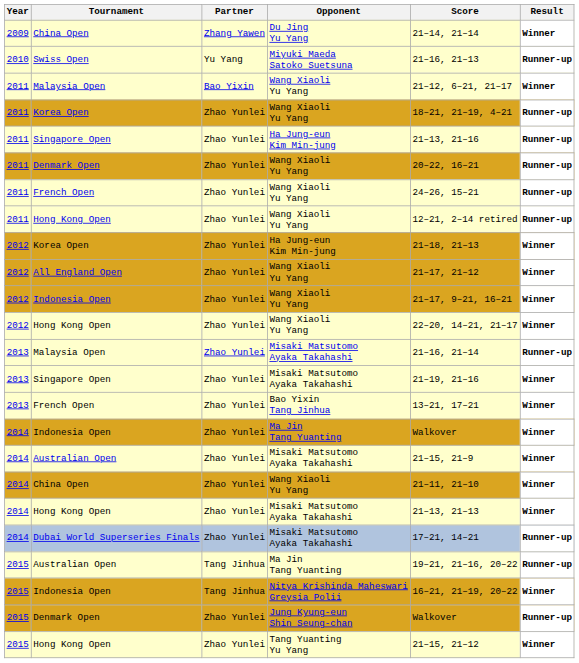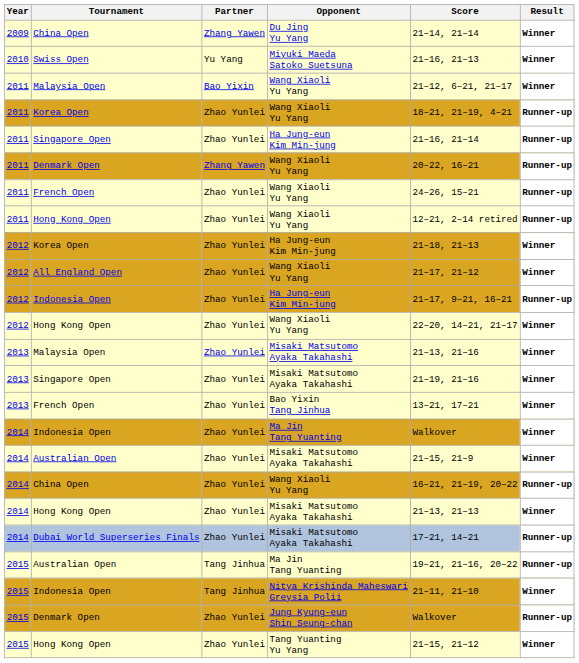(547, 59) Runner-up -> (539, 59) Winner
(446, 139) 21–13, 21–16 -> (446, 139) 21–16, 21–14
(234, 166) Zhao Yunlei -> (234, 166) Zhang Yawen
(300, 299) Wang Xiaoli Yu Yang -> (303, 299) Ha Jung-eun Kim Min-jung
(539, 299) Winner -> (547, 299) Runner-up
(446, 352) 21–16, 21–14 -> (446, 352) 21–13, 21–16
(547, 352) Runner-up -> (539, 352) Winner
(446, 485) 21–11, 21–10 -> (465, 485) 16–21, 21–19, 20–22
(539, 485) Winner -> (547, 485) Runner-up
(465, 591) 16–21, 21–19, 20–22 -> (446, 591) 21–11, 21–10
